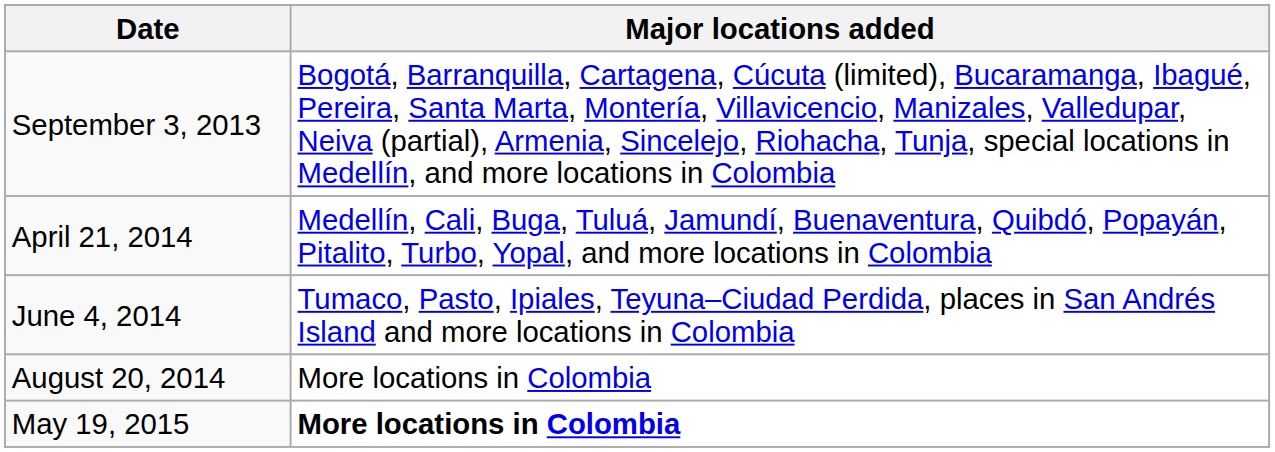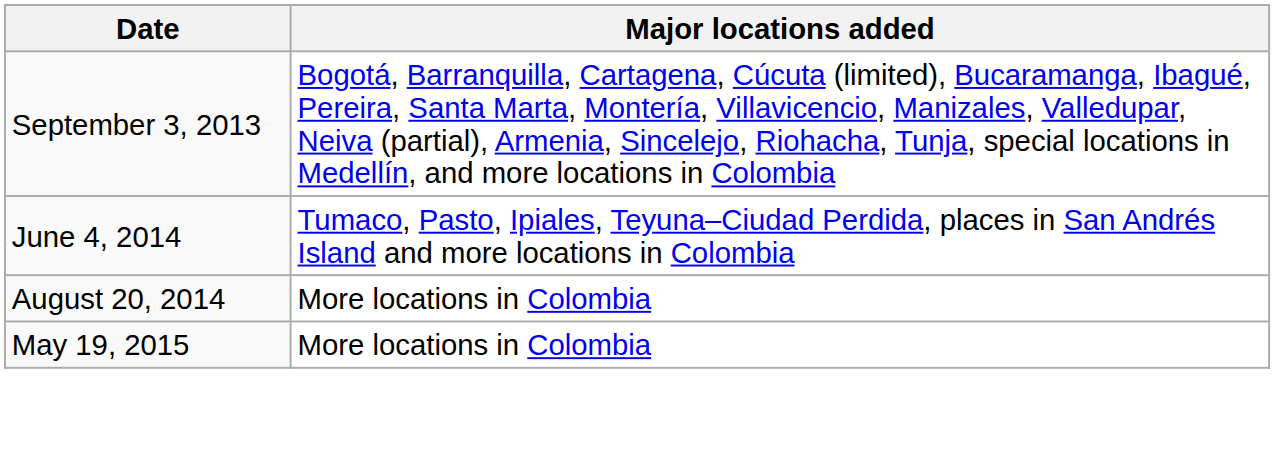- row: (102, 236)
(489, 425) bold -> (474, 345) normal
